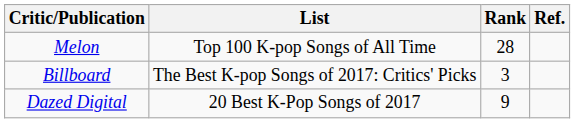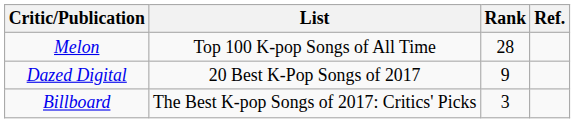rows swapped: (77, 74) <-> (77, 103)
